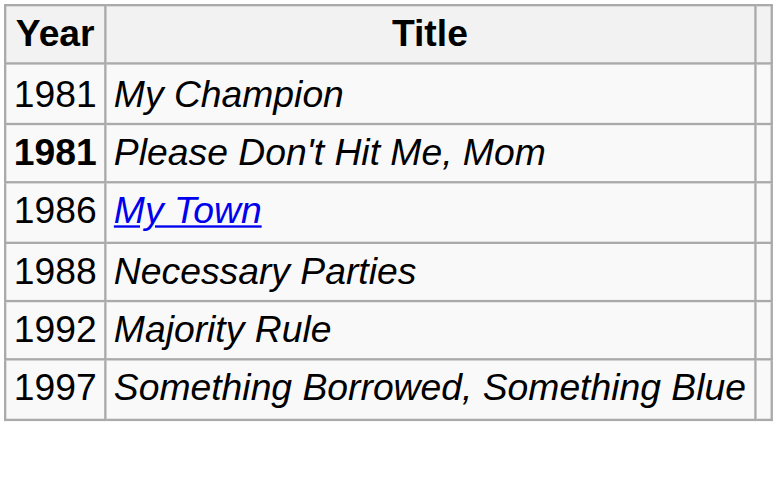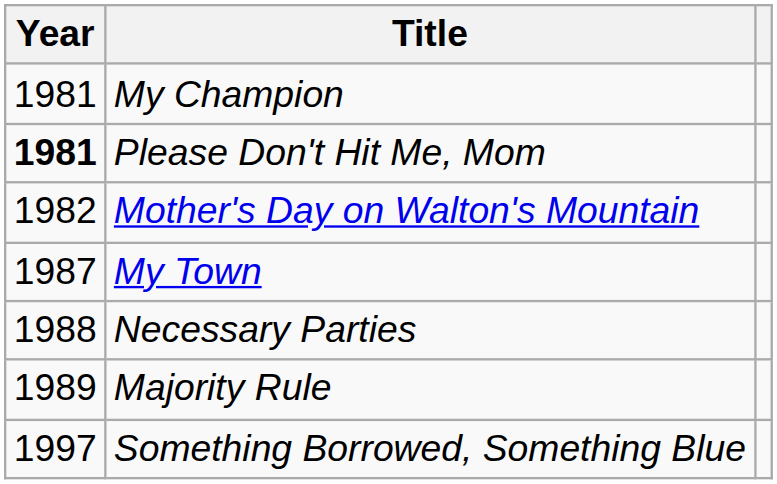+ row: (407, 211)
(55, 211) 1986 -> (55, 270) 1987
(55, 329) 1992 -> (55, 388) 1989
